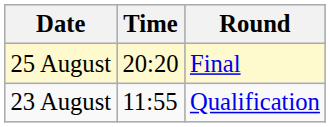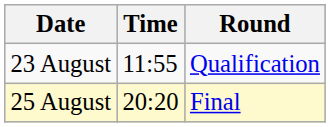rows swapped: (61, 102) <-> (61, 63)
